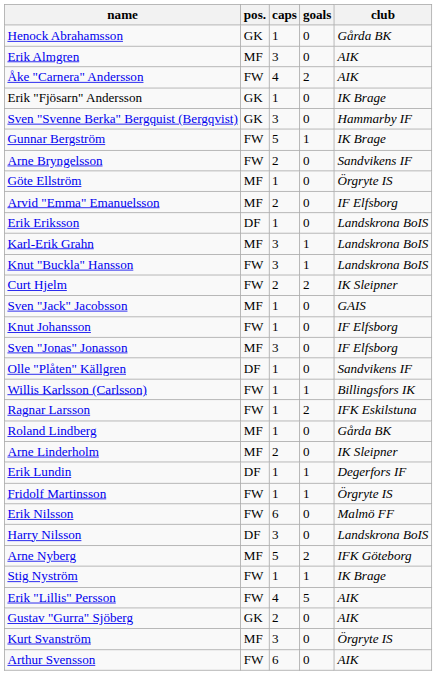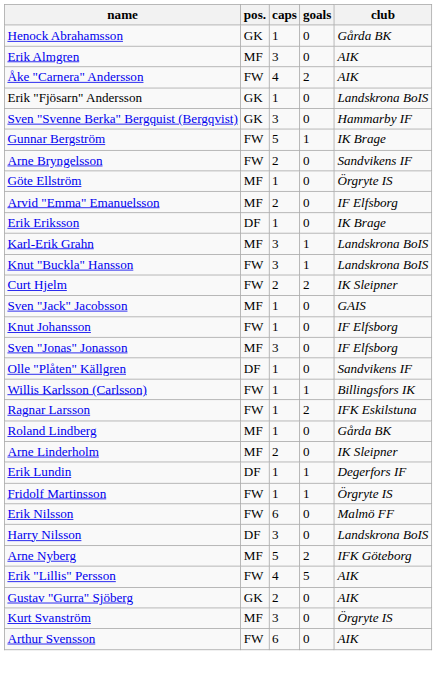(362, 98) IK Brage -> (383, 98) Landskrona BoIS
(383, 222) Landskrona BoIS -> (362, 222) IK Brage
- row: (43, 576)
